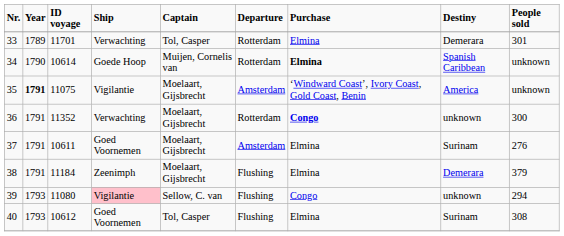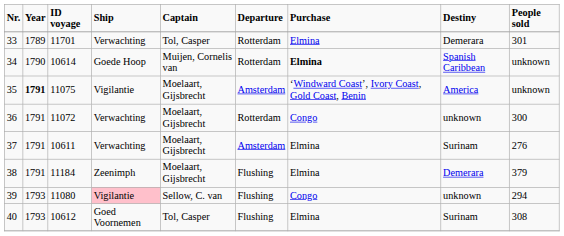(63, 117) 11352 -> (63, 117) 11072
(304, 117) bold -> (304, 117) normal
(117, 145) Goed Voornemen -> (120, 145) Verwachting
